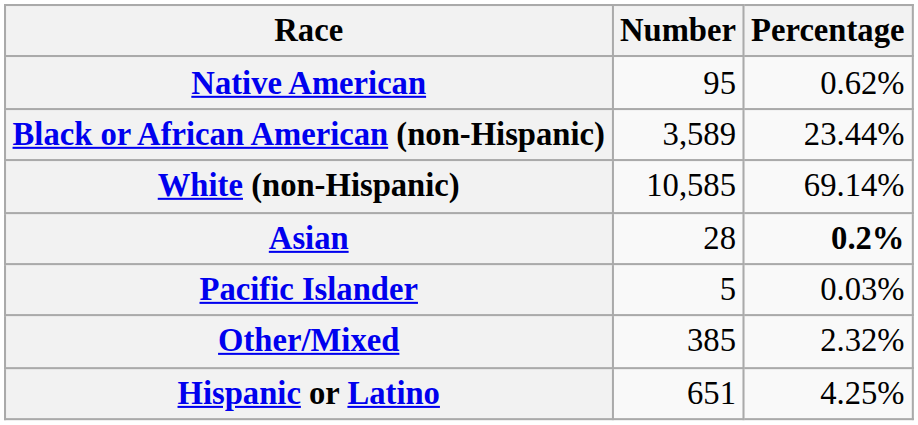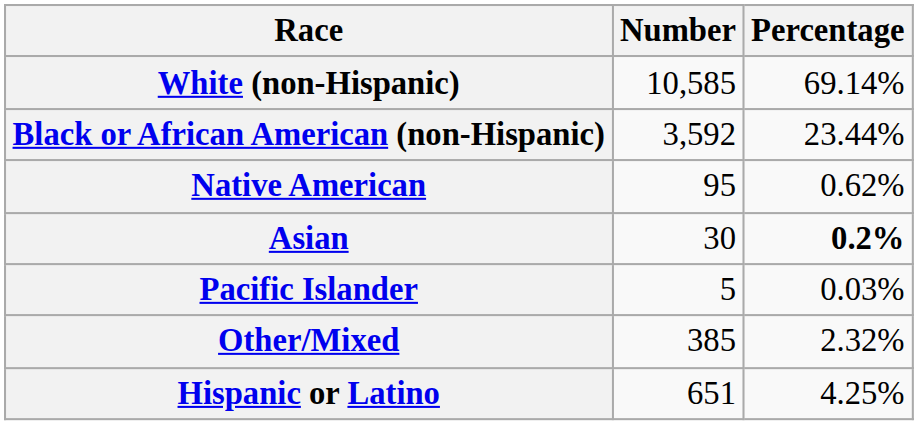rows swapped: (309, 185) <-> (309, 82)
(699, 133) 3,589 -> (699, 133) 3,592
(720, 237) 28 -> (720, 237) 30
